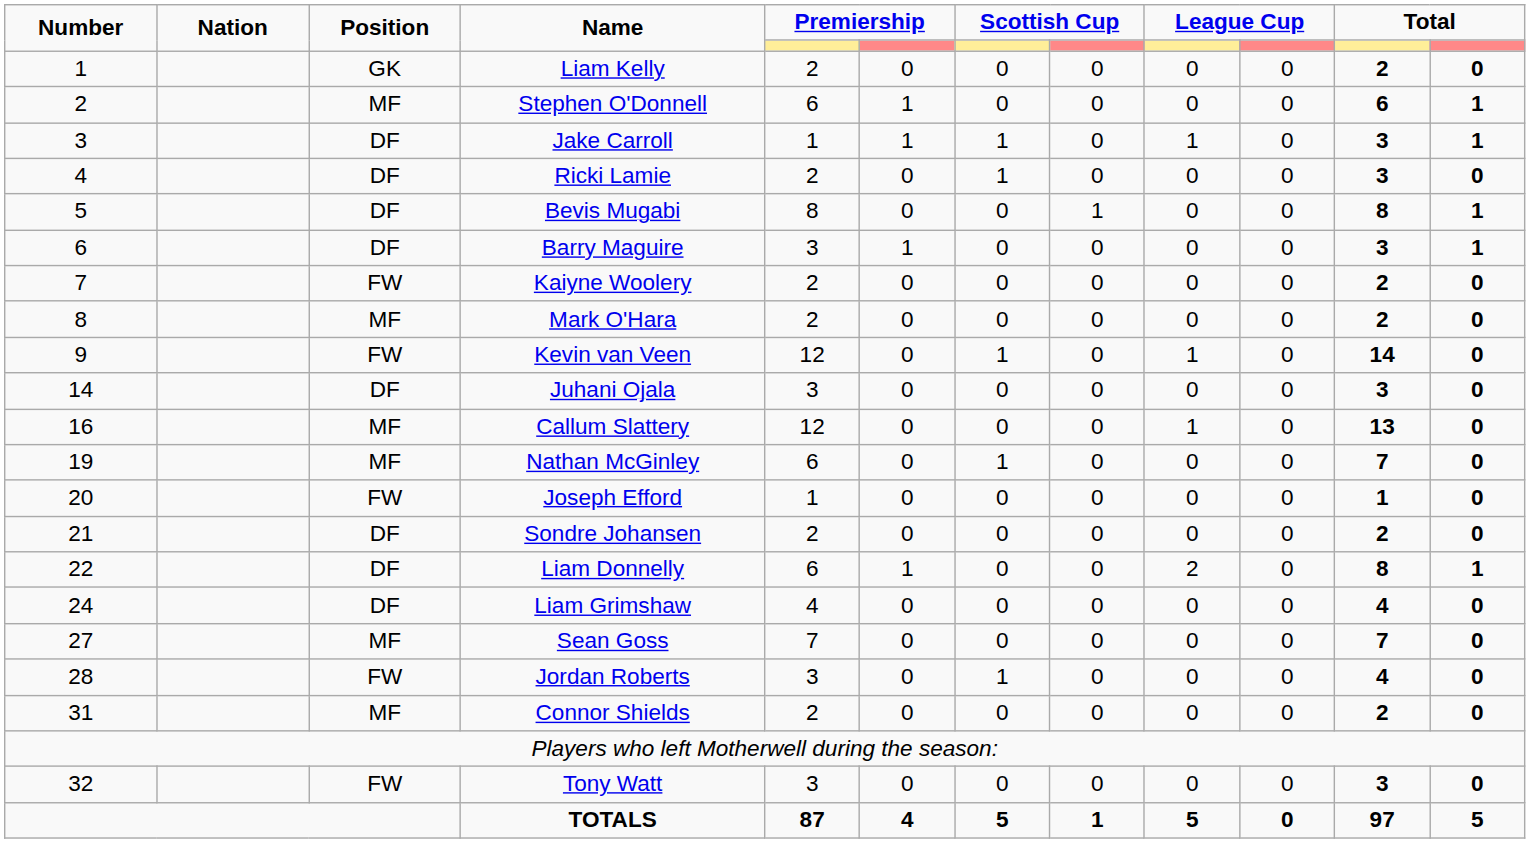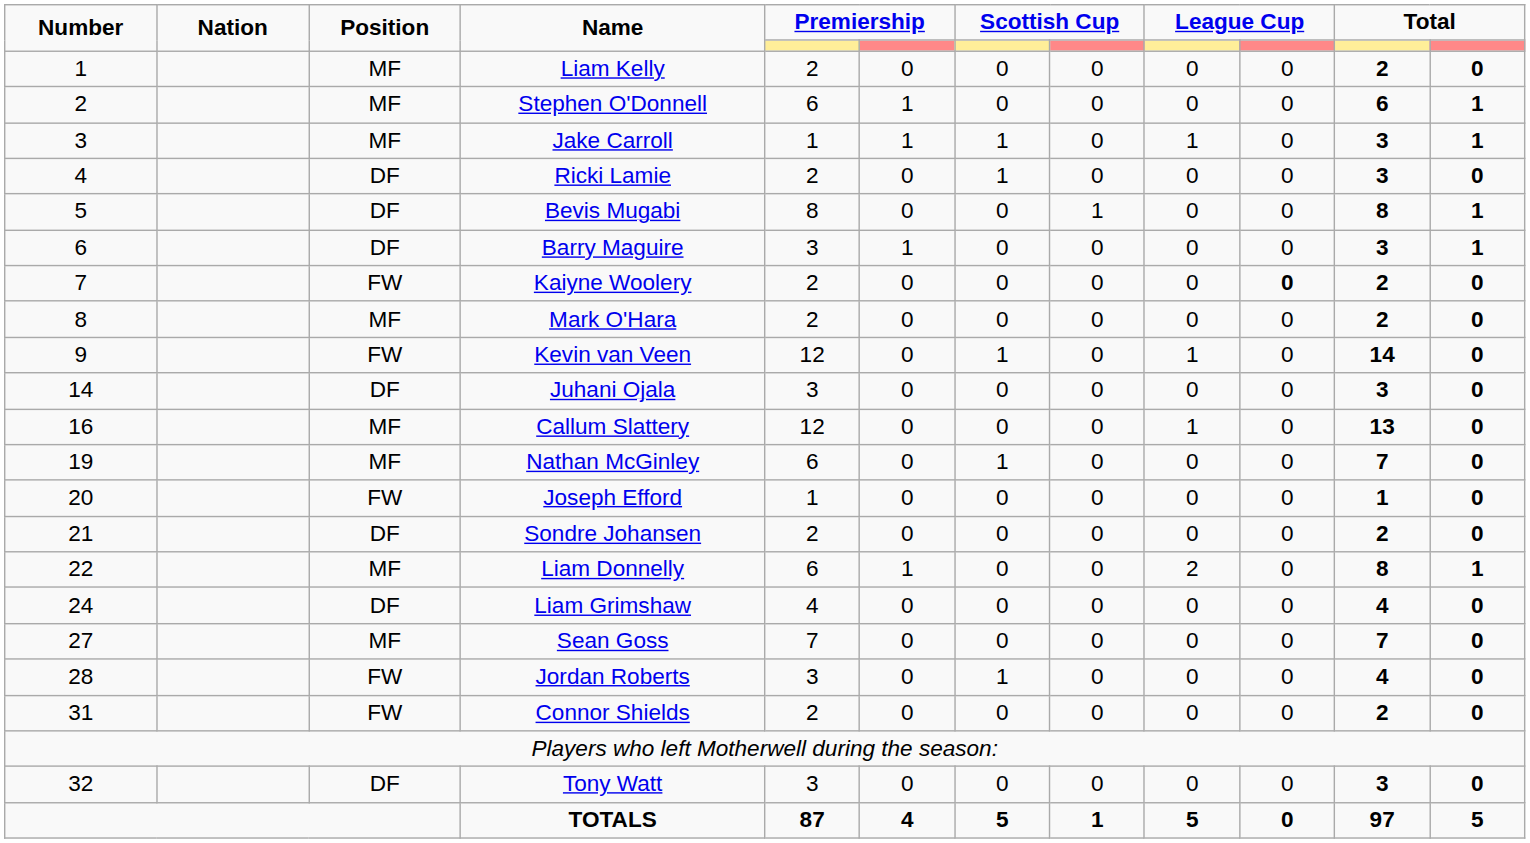(385, 68) GK -> (385, 68) MF
(385, 140) DF -> (385, 140) MF
(1287, 283) normal -> (1287, 283) bold
(385, 569) DF -> (385, 569) MF
(385, 712) MF -> (385, 712) FW
(385, 784) FW -> (385, 784) DF
